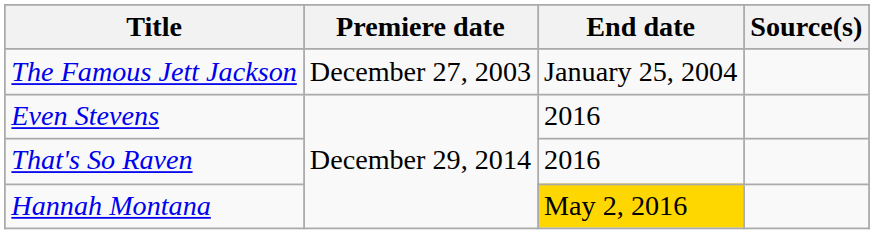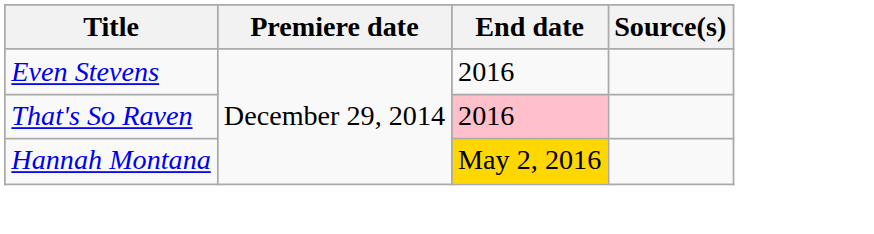- row: (154, 71)
(572, 160) no background -> (486, 116) pink background
